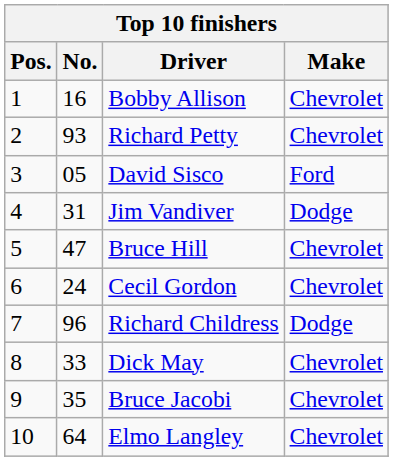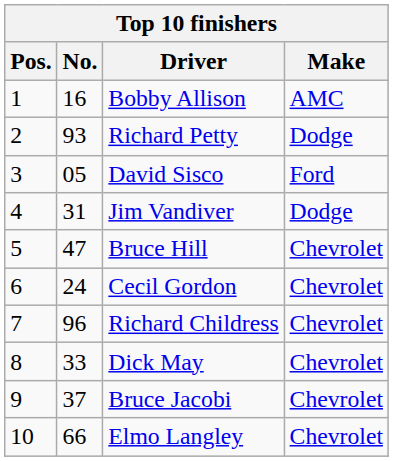(336, 98) Chevrolet -> (317, 98) AMC
(336, 135) Chevrolet -> (321, 135) Dodge
(321, 323) Dodge -> (336, 323) Chevrolet
(74, 398) 35 -> (74, 398) 37
(74, 436) 64 -> (74, 436) 66
